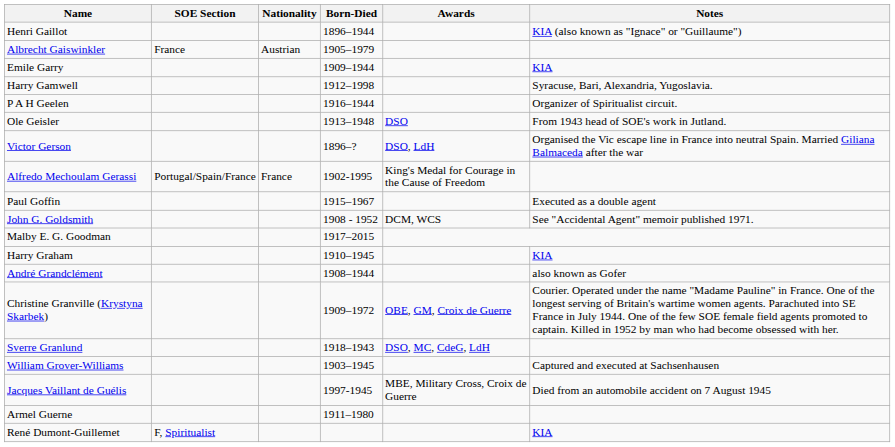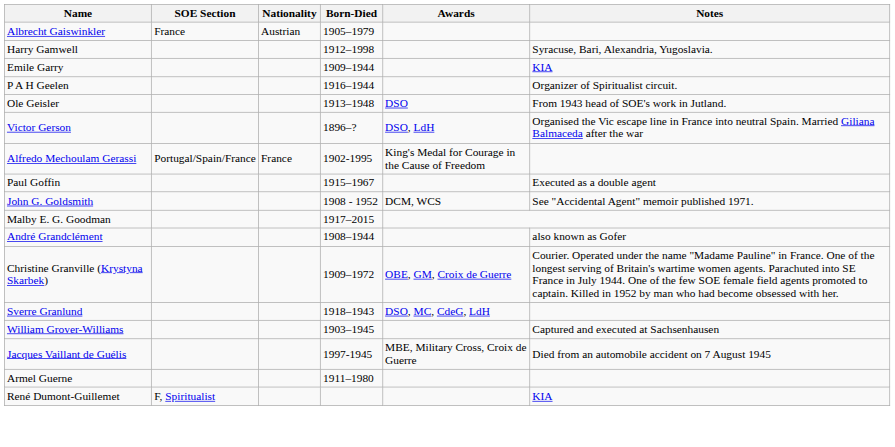- row: (37, 31)
rows swapped: (42, 85) <-> (35, 67)
- row: (40, 255)
